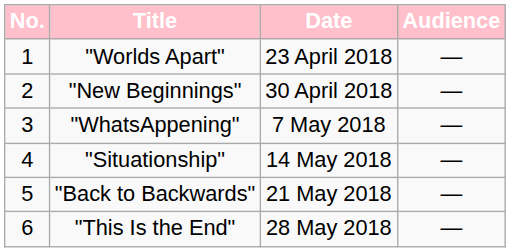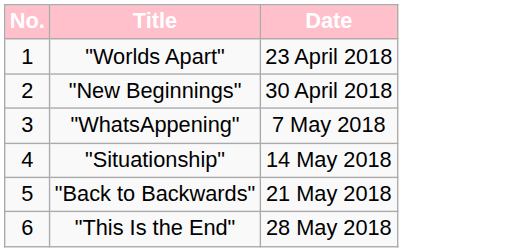- column: (451, 21)
